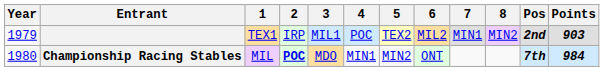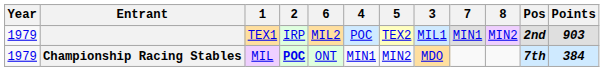columns swapped: (326, 15) <-> (432, 15)
(22, 56) 1980 -> (22, 56) 1979
(574, 56) 984 -> (574, 56) 384
